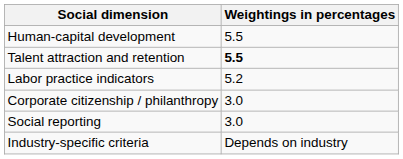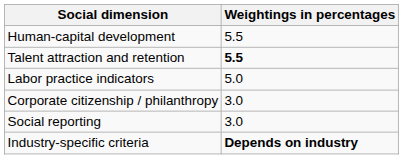(234, 79) 5.2 -> (234, 79) 5.0
(286, 143) normal -> (291, 143) bold
